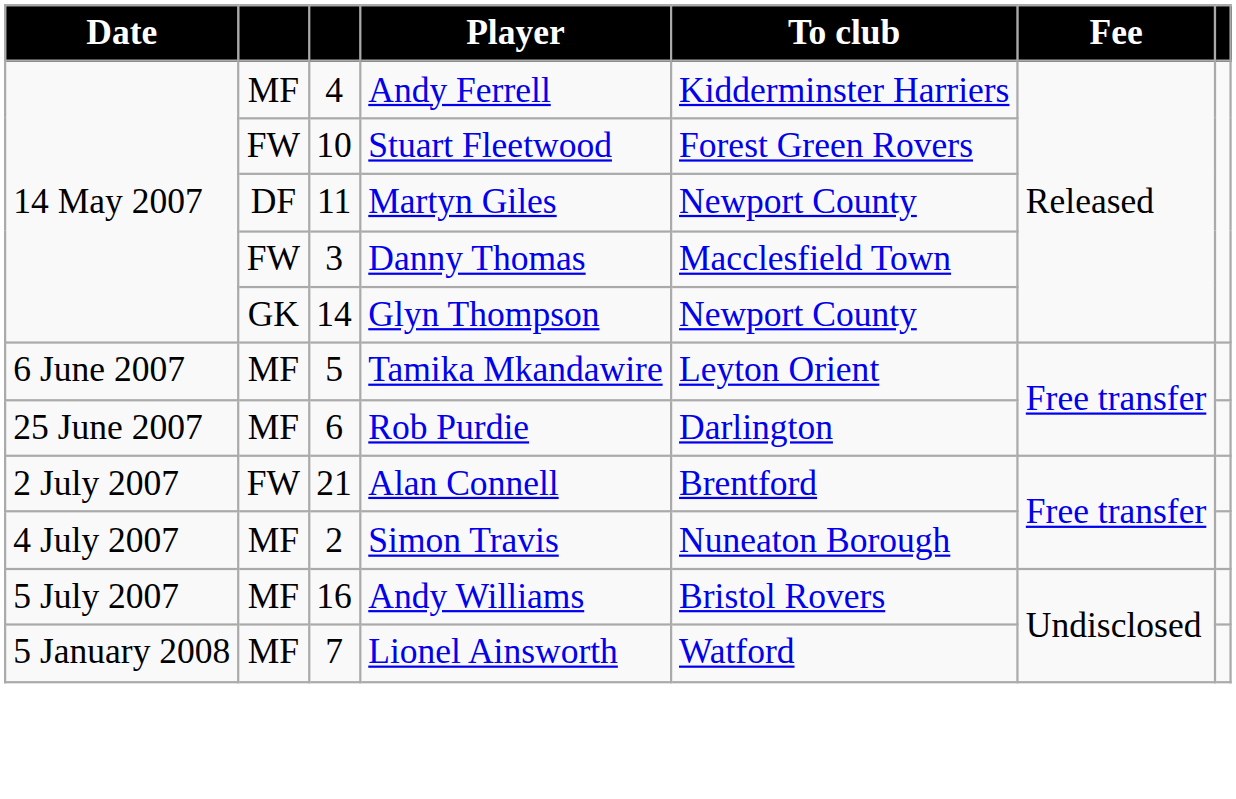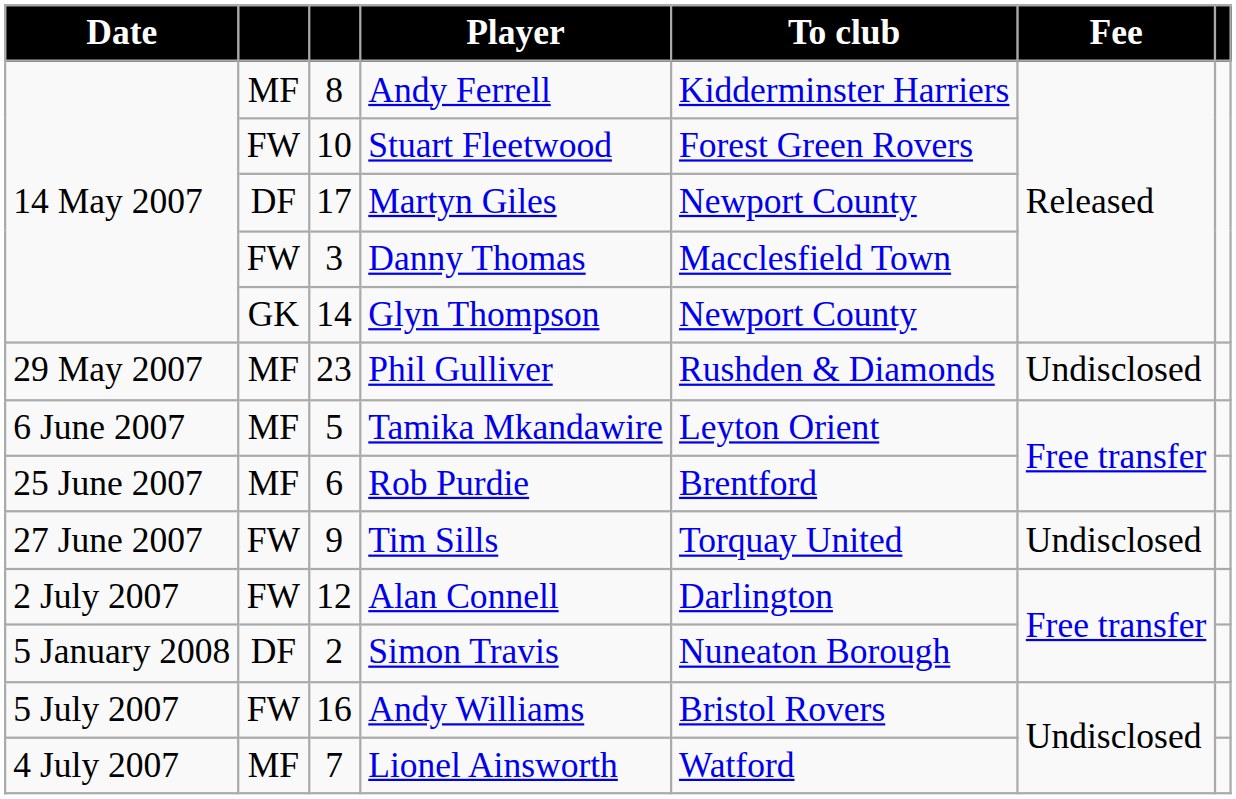(334, 88) 4 -> (334, 88) 8
(334, 201) 11 -> (334, 201) 17
+ row: (461, 370)
(756, 426) Darlington -> (748, 483) Brentford
+ row: (433, 539)
(334, 483) 21 -> (334, 595) 12
(748, 483) Brentford -> (756, 595) Darlington
(96, 539) 4 July 2007 -> (122, 652) 5 January 2008
(273, 539) MF -> (273, 652) DF
(273, 595) MF -> (273, 708) FW
(122, 652) 5 January 2008 -> (96, 764) 4 July 2007
